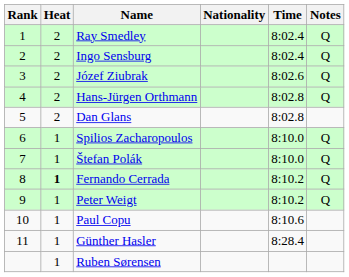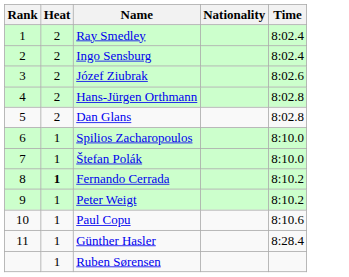- column: (325, 14)
